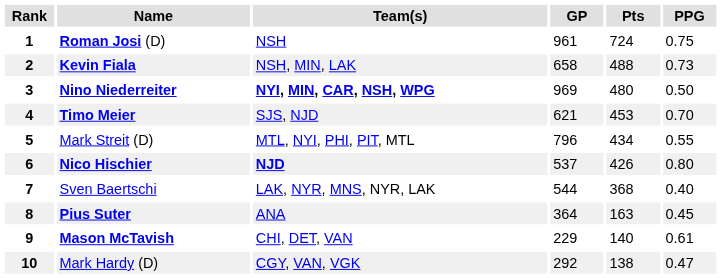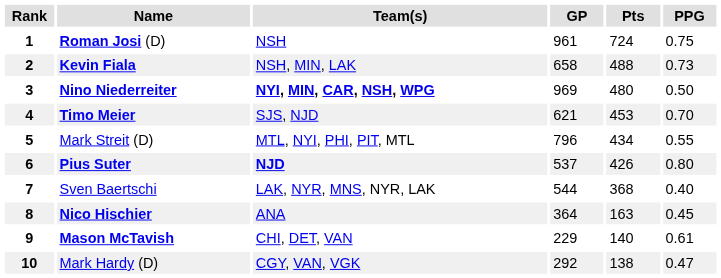(106, 164) Nico Hischier -> (95, 164) Pius Suter
(95, 213) Pius Suter -> (106, 213) Nico Hischier
